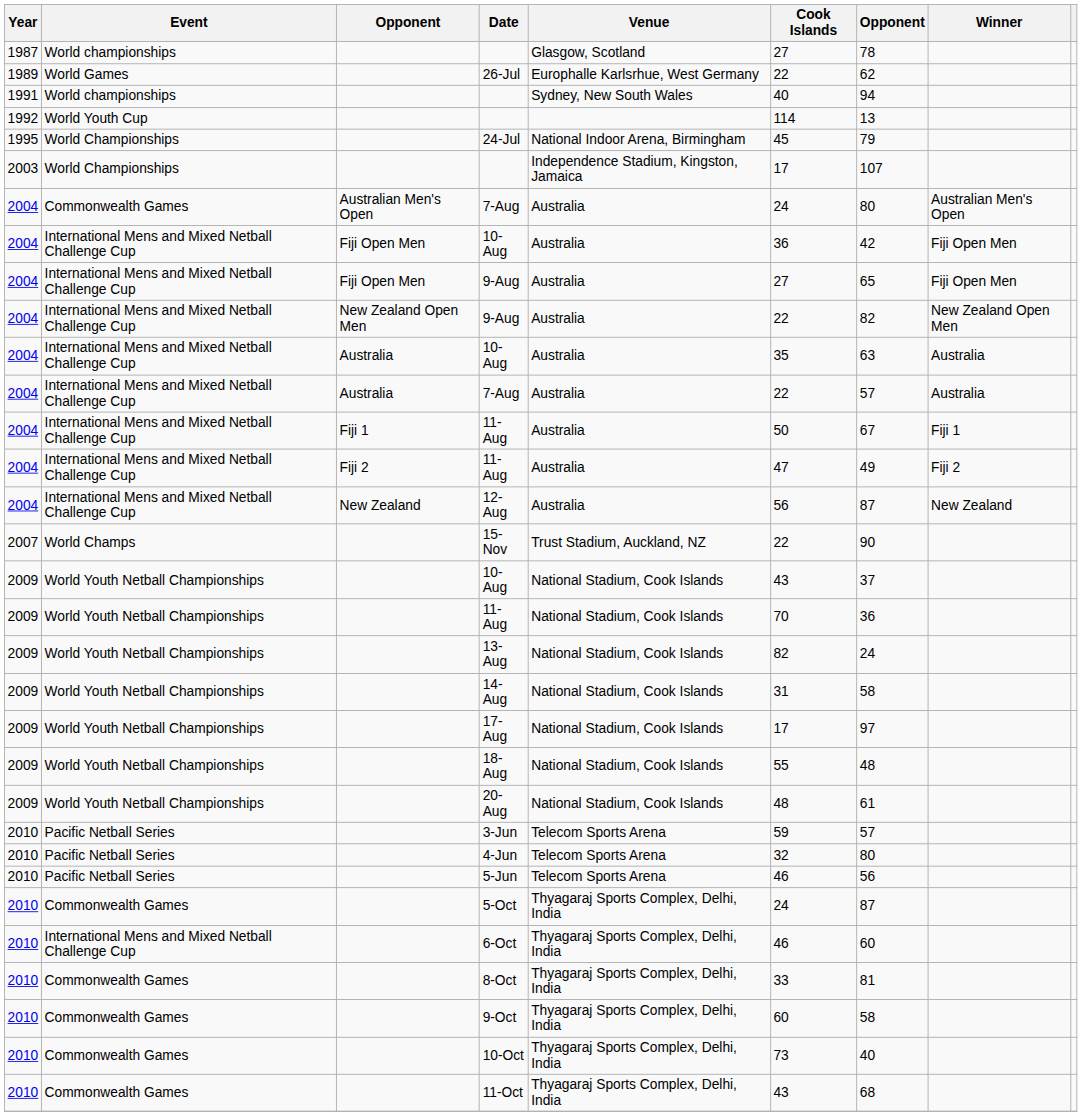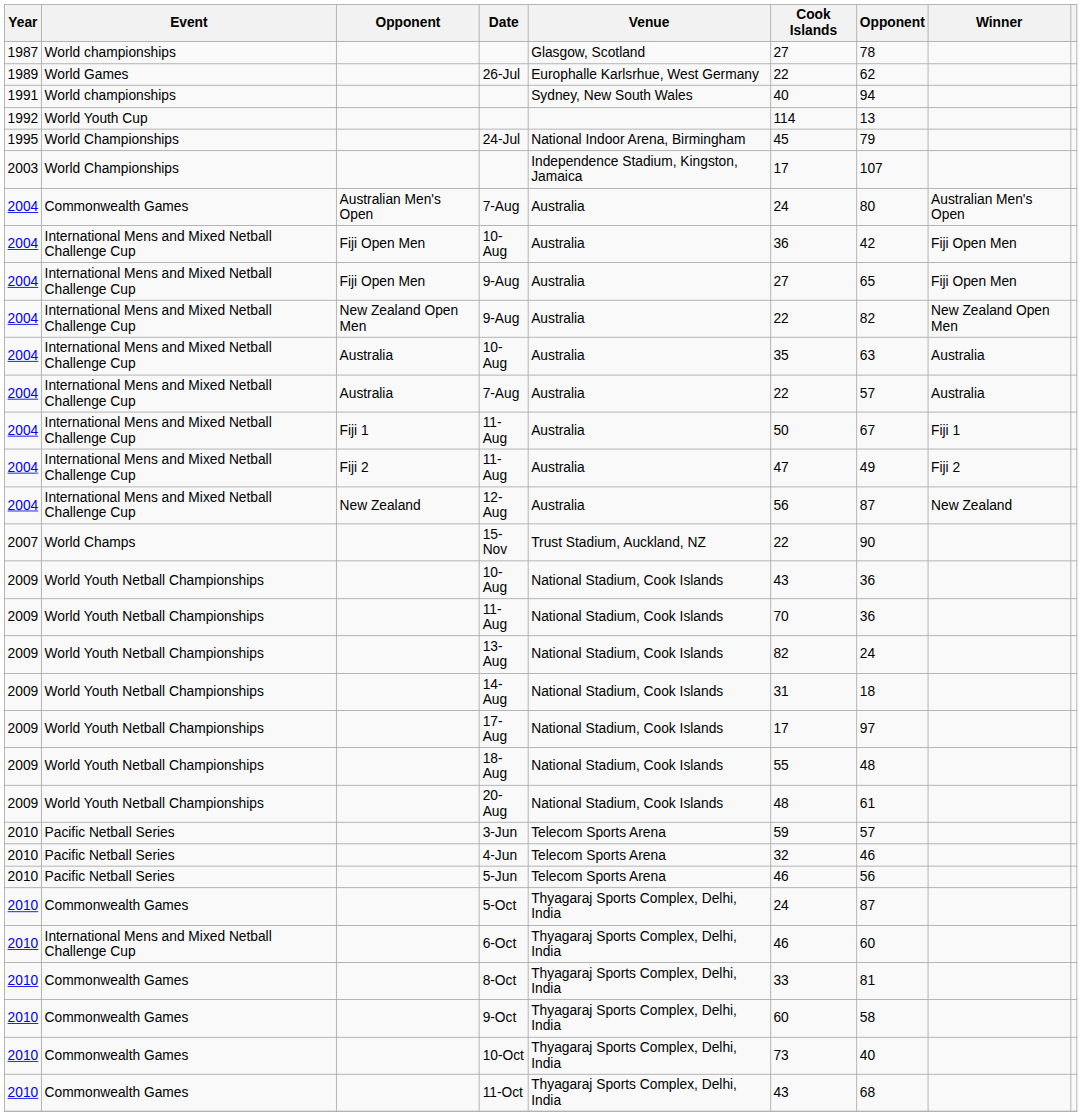(867, 579) 37 -> (867, 579) 36
(867, 691) 58 -> (867, 691) 18
(867, 855) 80 -> (867, 855) 46
